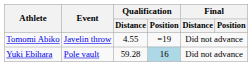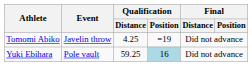(131, 40) 4.55 -> (131, 40) 4.25
(131, 54) 59.28 -> (131, 54) 59.25
